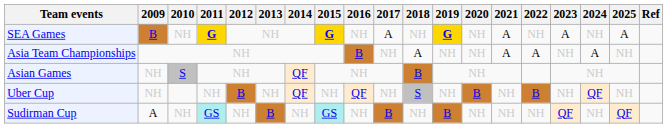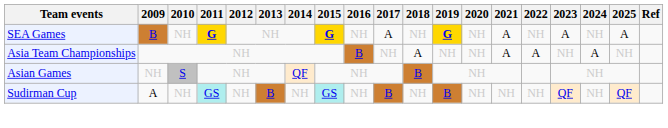- row: (31, 93)
